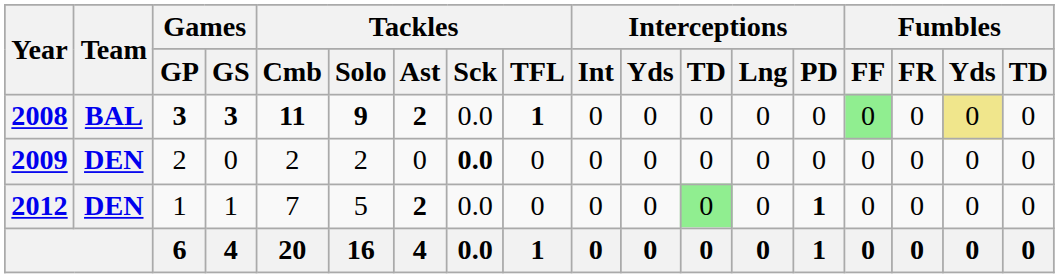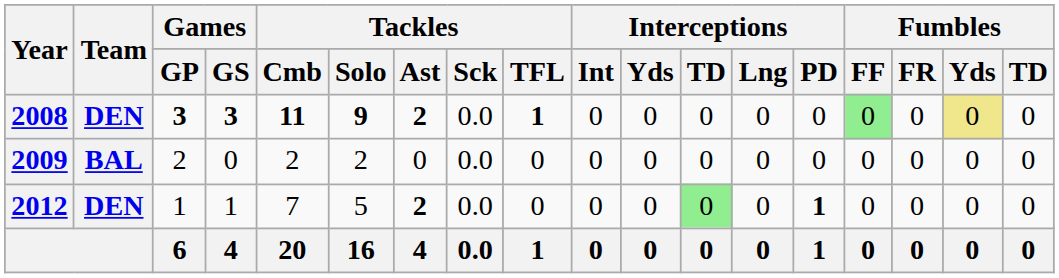(114, 116) BAL -> (114, 116) DEN
(114, 160) DEN -> (114, 160) BAL
(475, 160) bold -> (475, 160) normal
